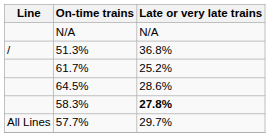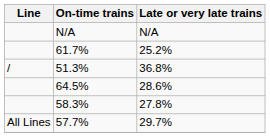rows swapped: (72, 68) <-> (72, 50)
(156, 104) bold -> (156, 104) normal
